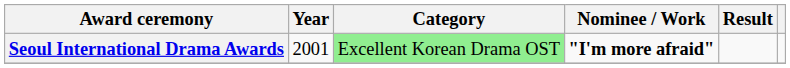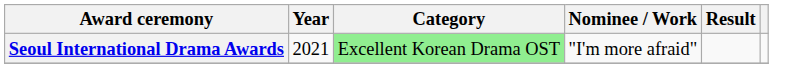(311, 48) 2001 -> (311, 48) 2021
(641, 48) bold -> (633, 48) normal
